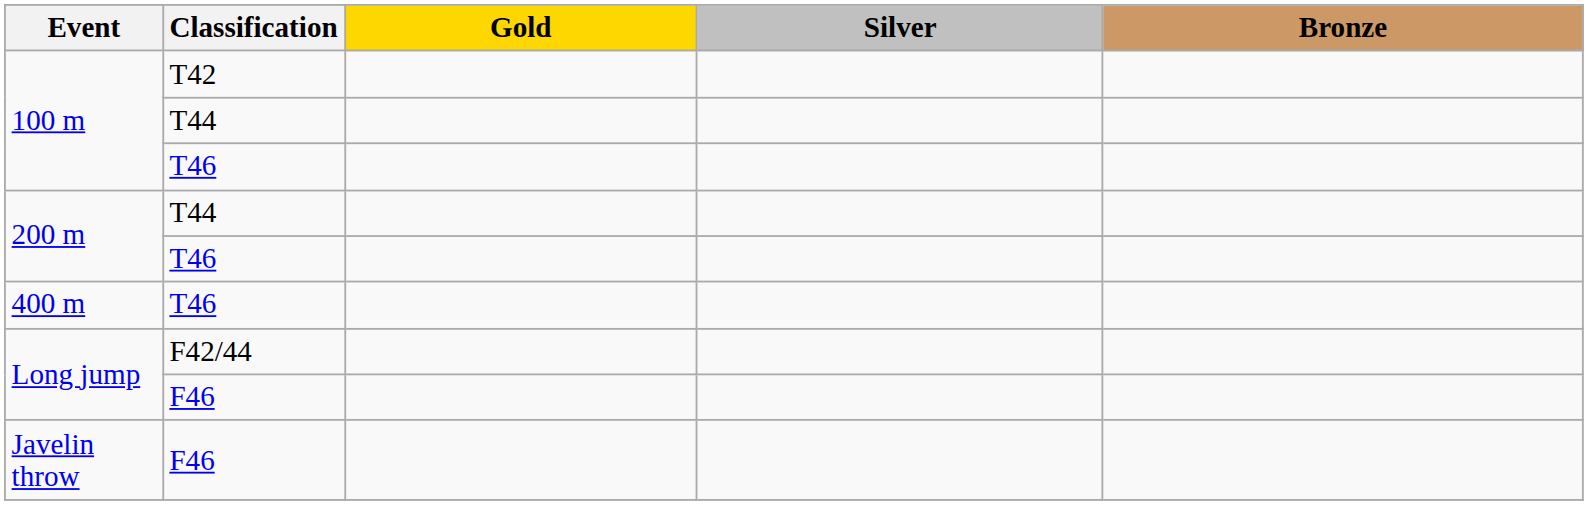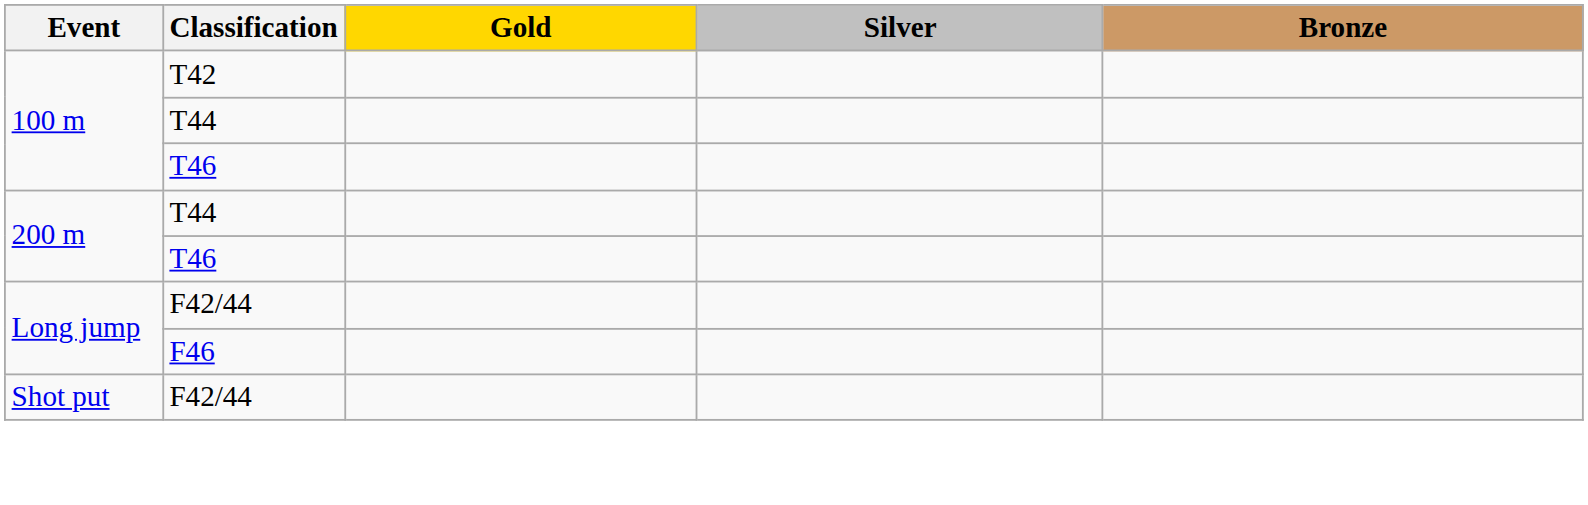- row: (48, 304)
+ row: (61, 397)
- row: (53, 459)
